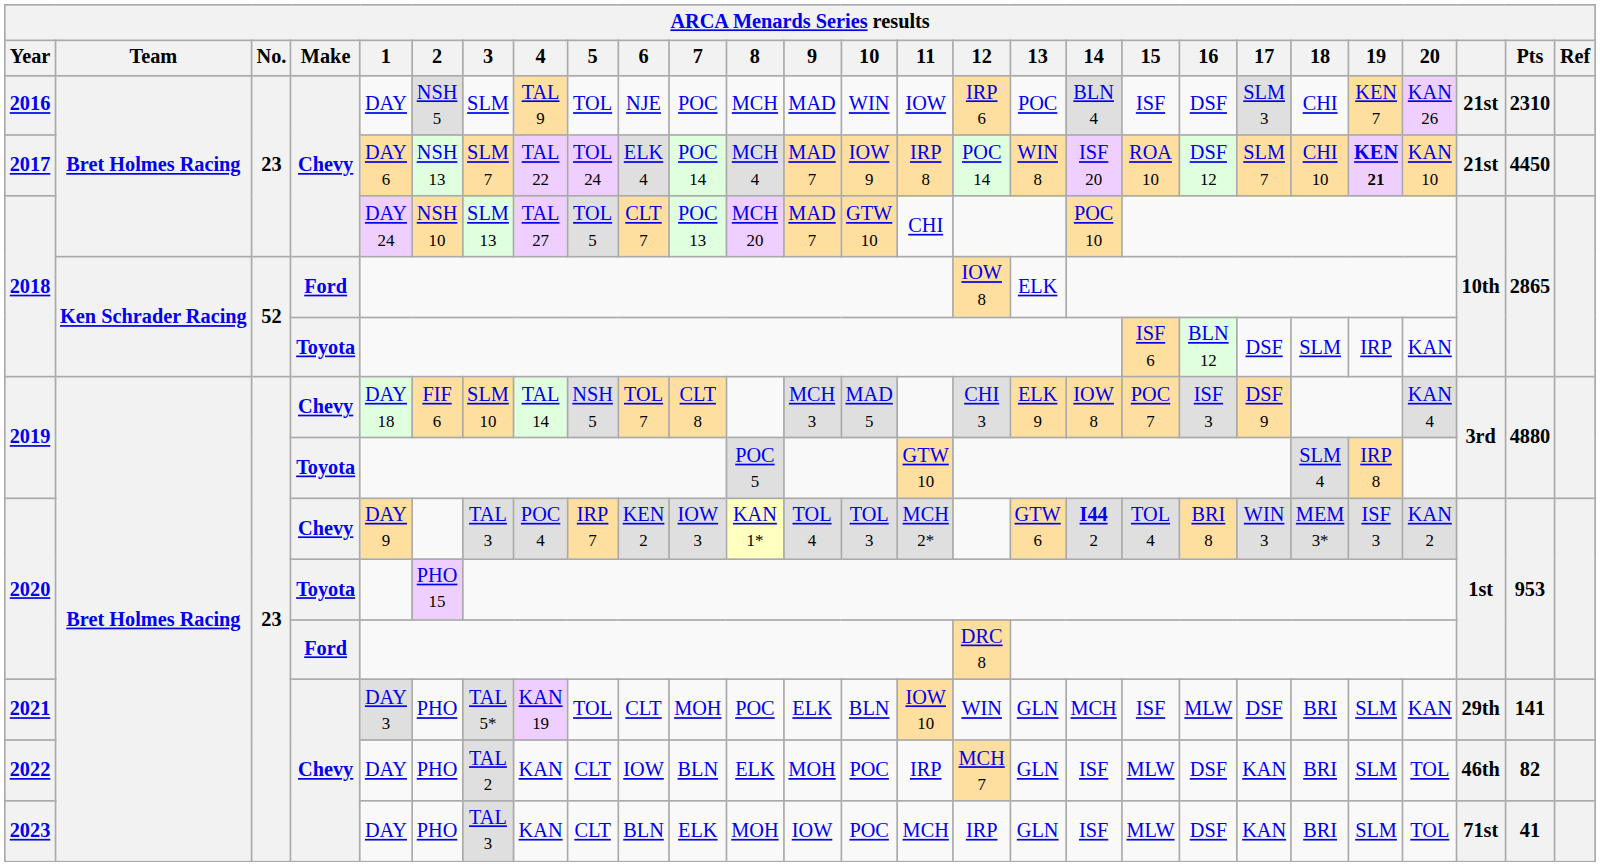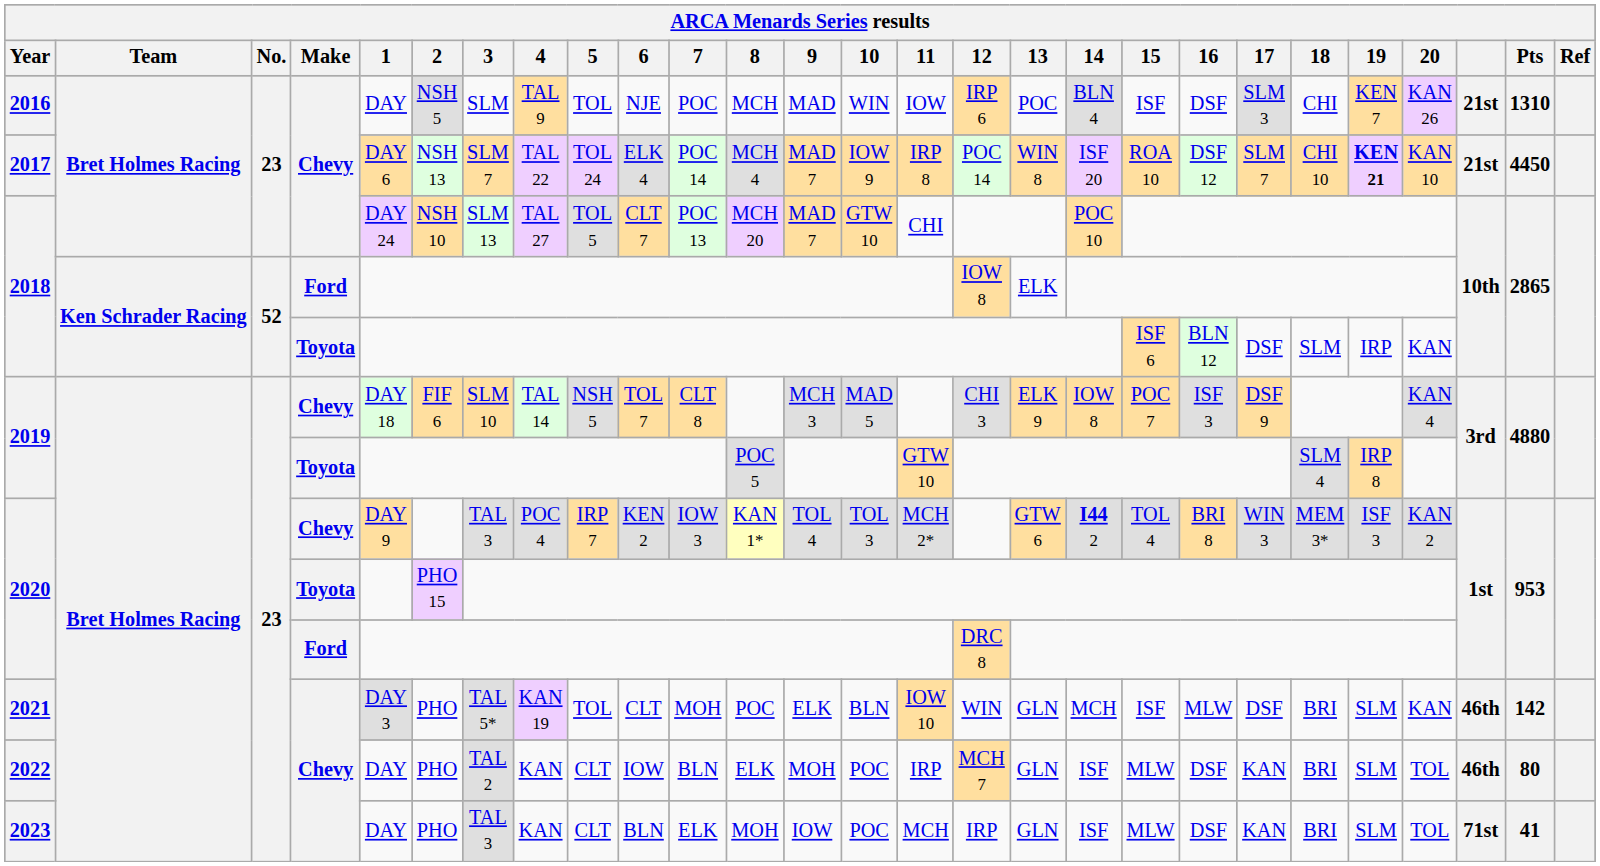(1530, 104) 2310 -> (1530, 104) 1310
(1481, 709) 29th -> (1481, 709) 46th
(1530, 709) 141 -> (1530, 709) 142
(1530, 770) 82 -> (1530, 770) 80
